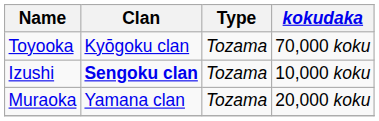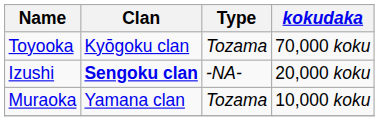(237, 73) Tozama -> (224, 73) -NA-
(323, 73) 10,000 koku -> (323, 73) 20,000 koku
(323, 101) 20,000 koku -> (323, 101) 10,000 koku
